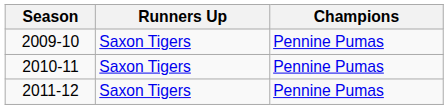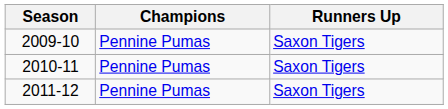columns swapped: (356, 16) <-> (183, 16)
